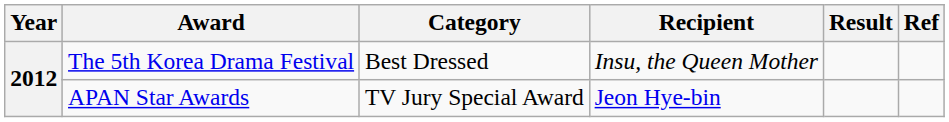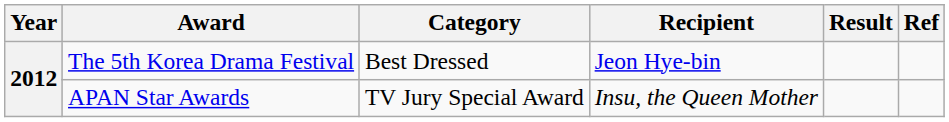(706, 60) Insu, the Queen Mother -> (658, 60) Jeon Hye-bin
(658, 97) Jeon Hye-bin -> (706, 97) Insu, the Queen Mother
